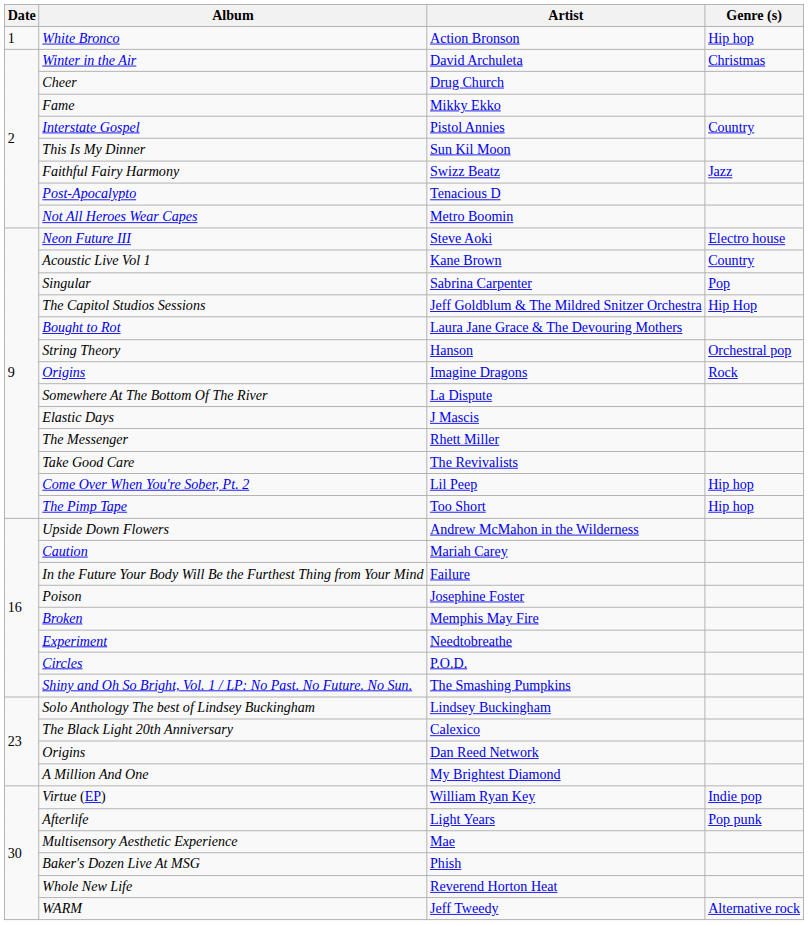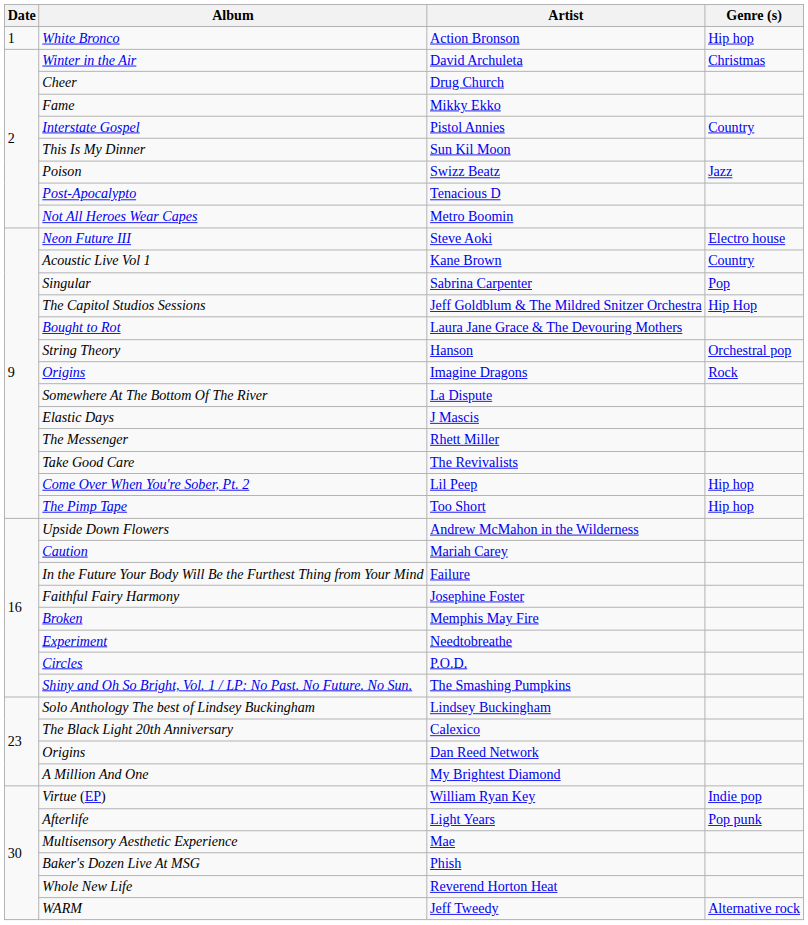(111, 171) Faithful Fairy Harmony -> (62, 171) Poison
(62, 596) Poison -> (111, 596) Faithful Fairy Harmony
